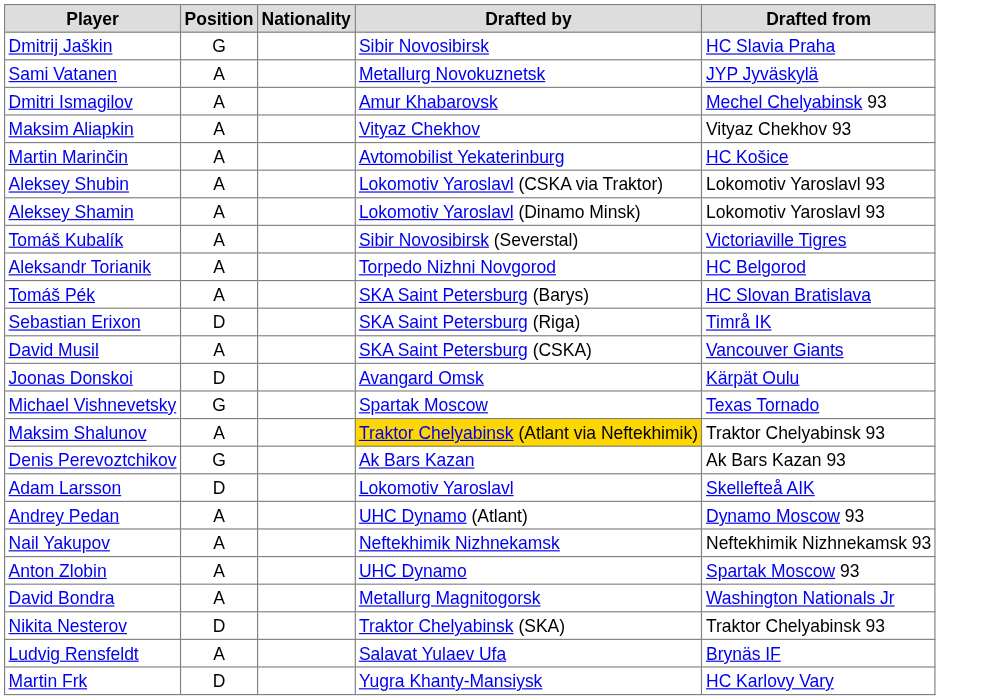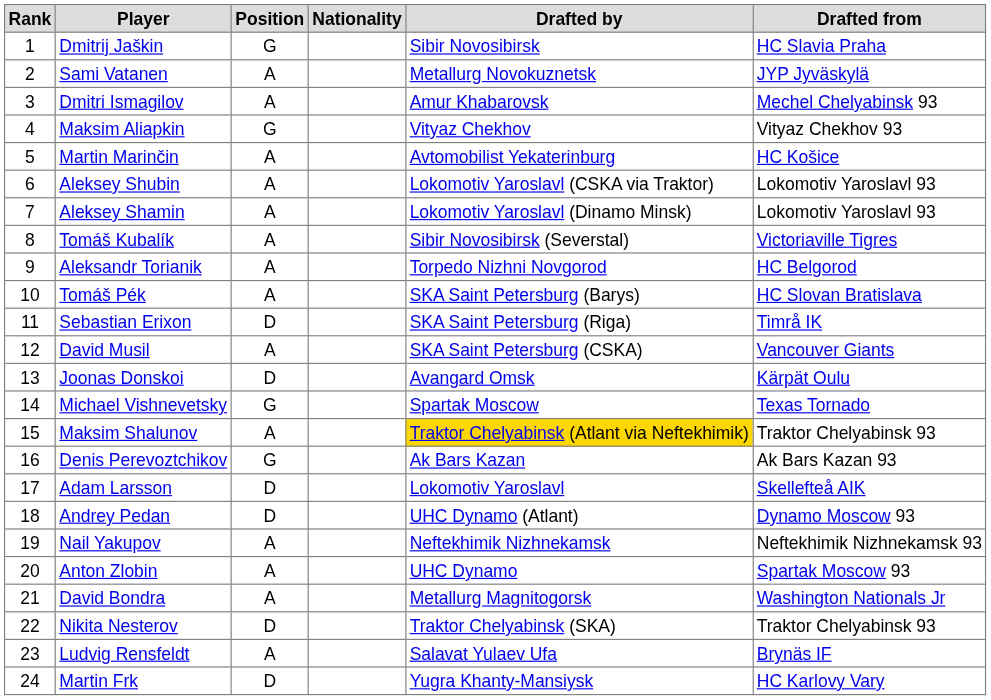+ column: (30, 18)
(219, 129) A -> (270, 129) G
(219, 515) A -> (270, 515) D
